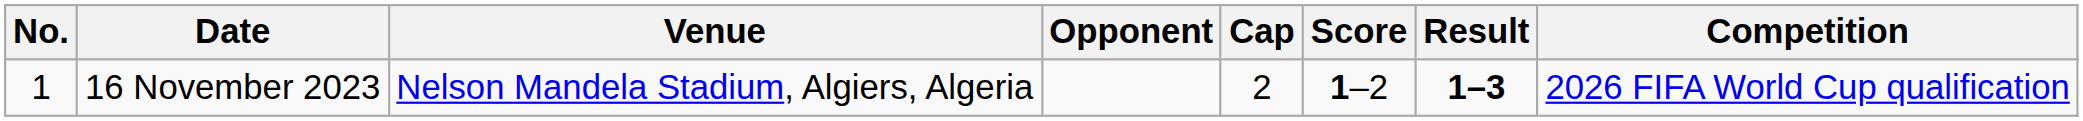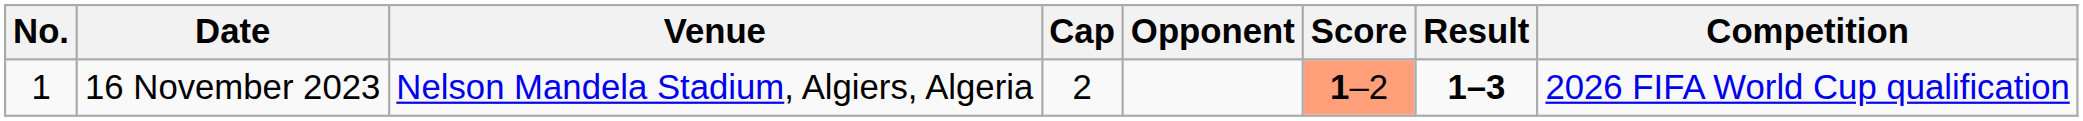columns swapped: (1262, 32) <-> (1131, 32)
(1359, 87) no background -> (1359, 87) lightsalmon background
